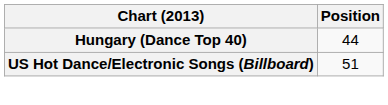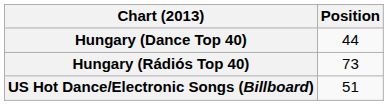+ row: (161, 64)
